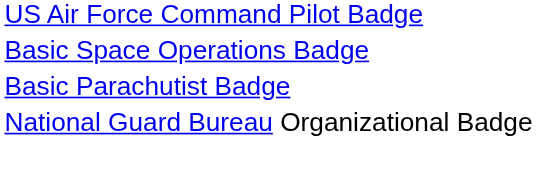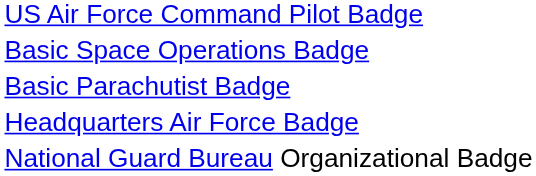+ row: (182, 122)
